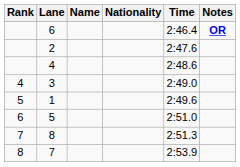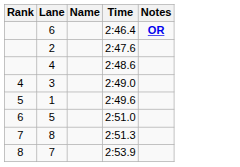- column: (133, 13)
